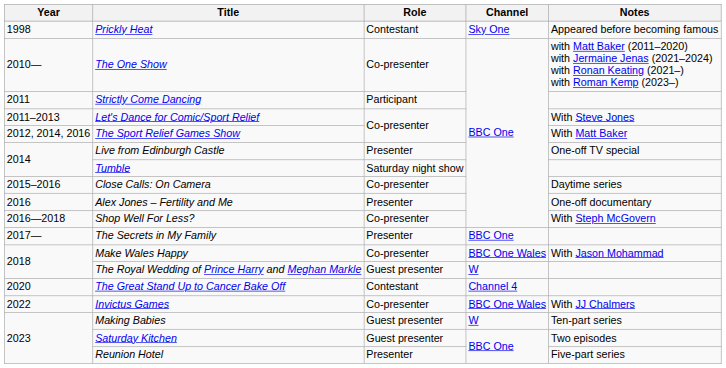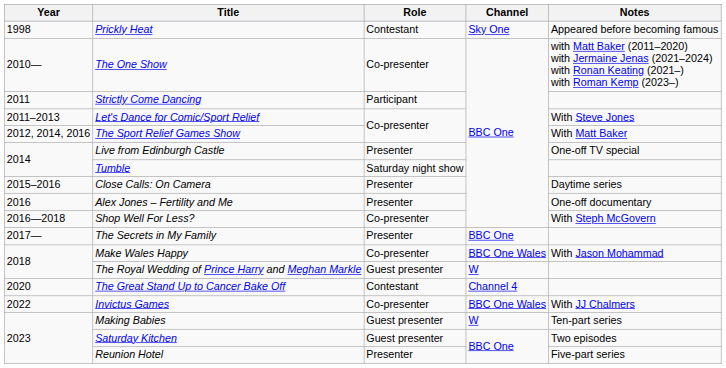(398, 185) Co-presenter -> (390, 185) Presenter
